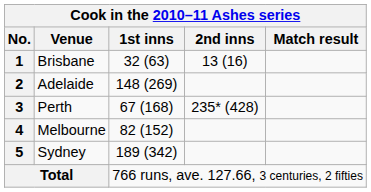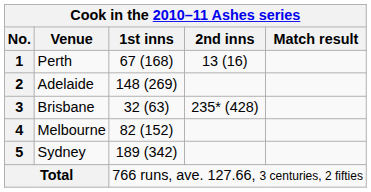(66, 61) Brisbane -> (55, 61) Perth
(147, 61) 32 (63) -> (147, 61) 67 (168)
(55, 107) Perth -> (66, 107) Brisbane
(147, 107) 67 (168) -> (147, 107) 32 (63)
